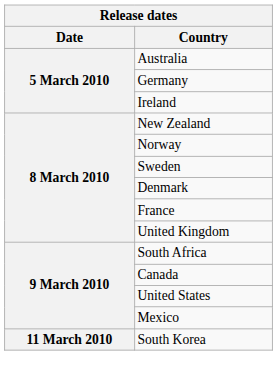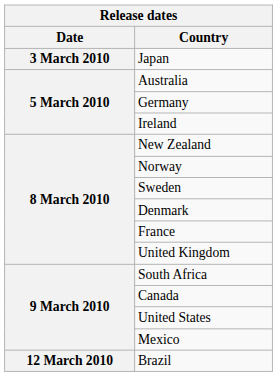+ row: (153, 59)
- row: (172, 339)
+ row: (155, 360)
